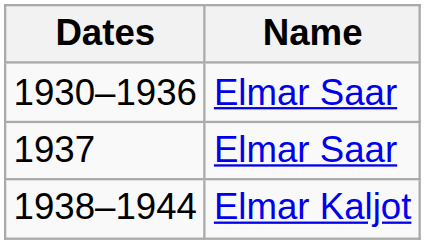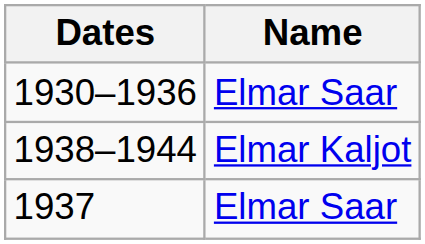rows swapped: (54, 149) <-> (105, 207)
